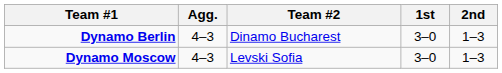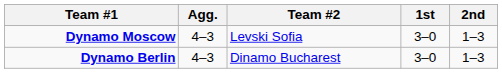rows swapped: (128, 36) <-> (121, 57)
